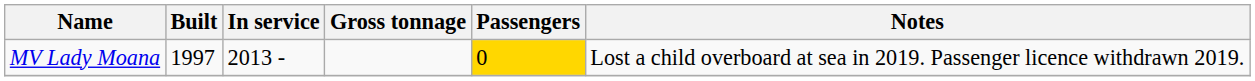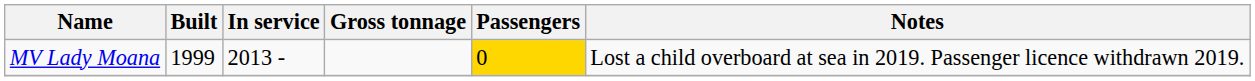(193, 57) 1997 -> (193, 57) 1999
